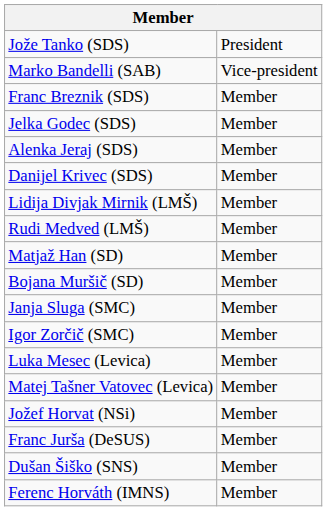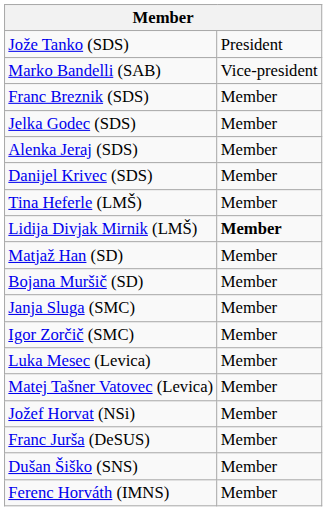+ row: (75, 202)
(249, 202) normal -> (251, 228) bold
- row: (79, 228)
